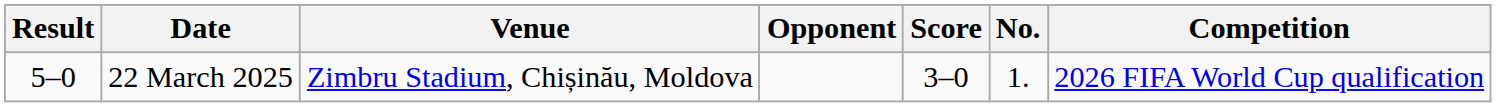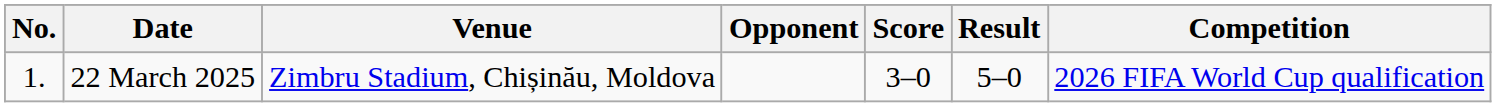columns swapped: (1018, 28) <-> (53, 28)
